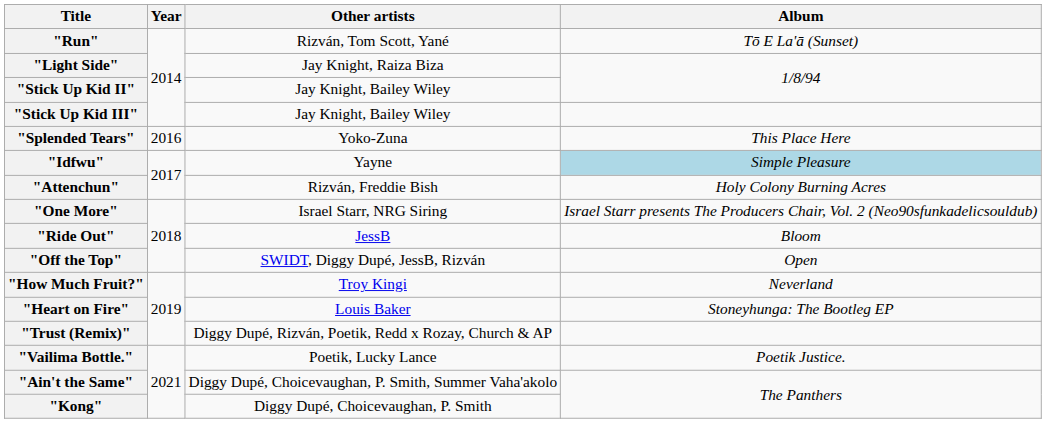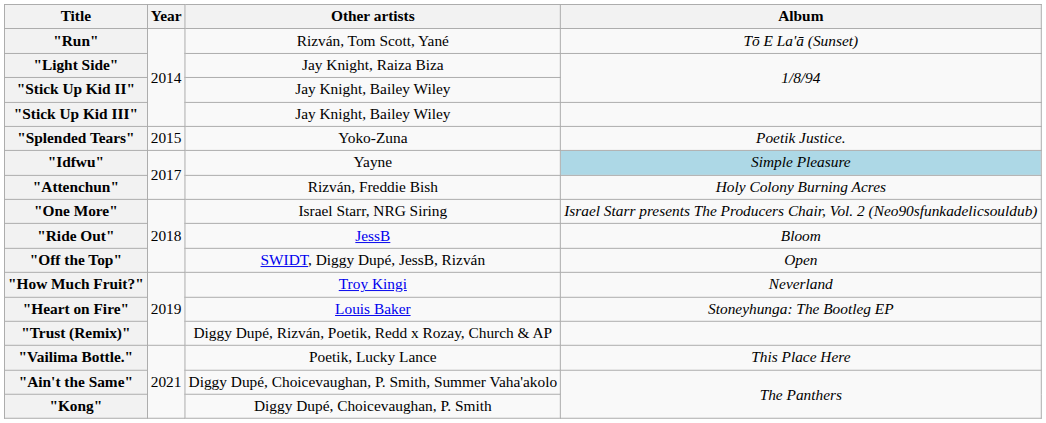(166, 138) 2016 -> (166, 138) 2015
(801, 138) This Place Here -> (801, 138) Poetik Justice.
(801, 357) Poetik Justice. -> (801, 357) This Place Here
